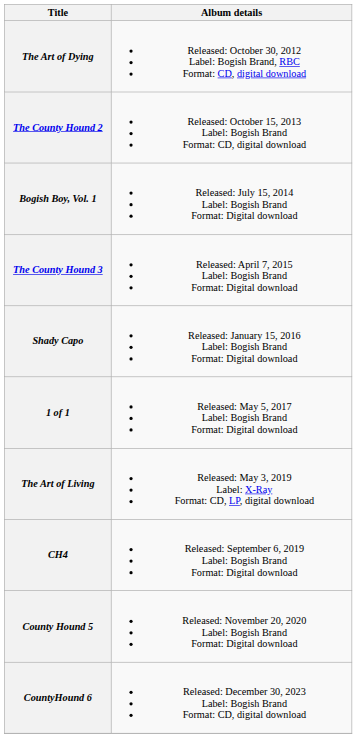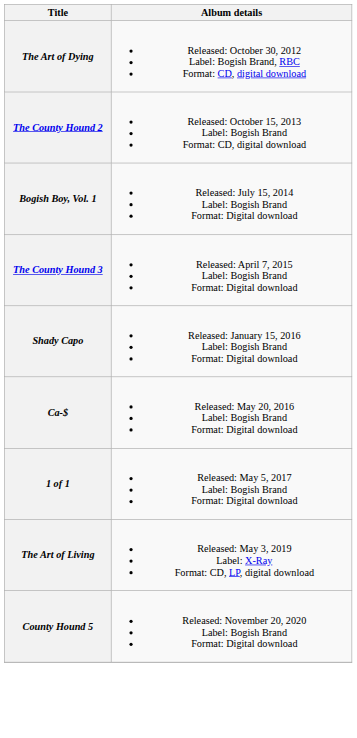+ row: (58, 412)
- row: (58, 555)
- row: (58, 697)
